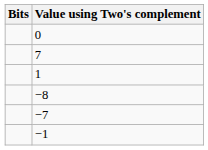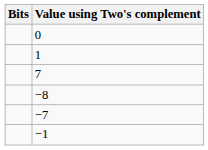rows swapped: (38, 74) <-> (38, 54)
